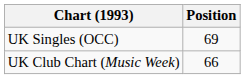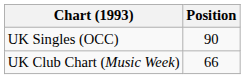(211, 39) 69 -> (211, 39) 90
